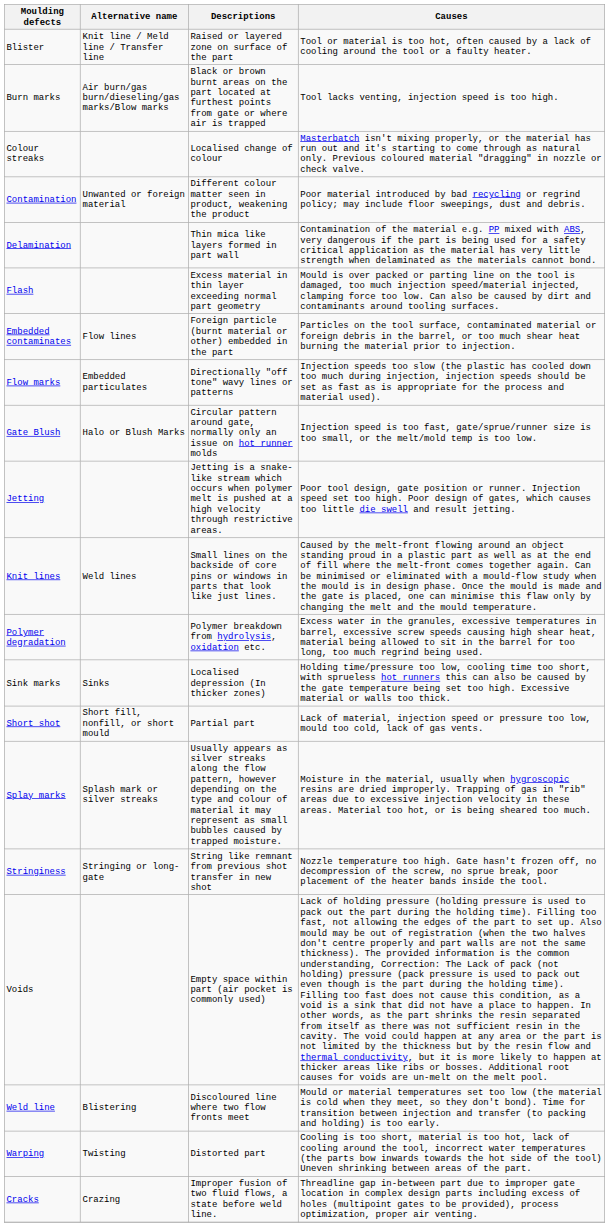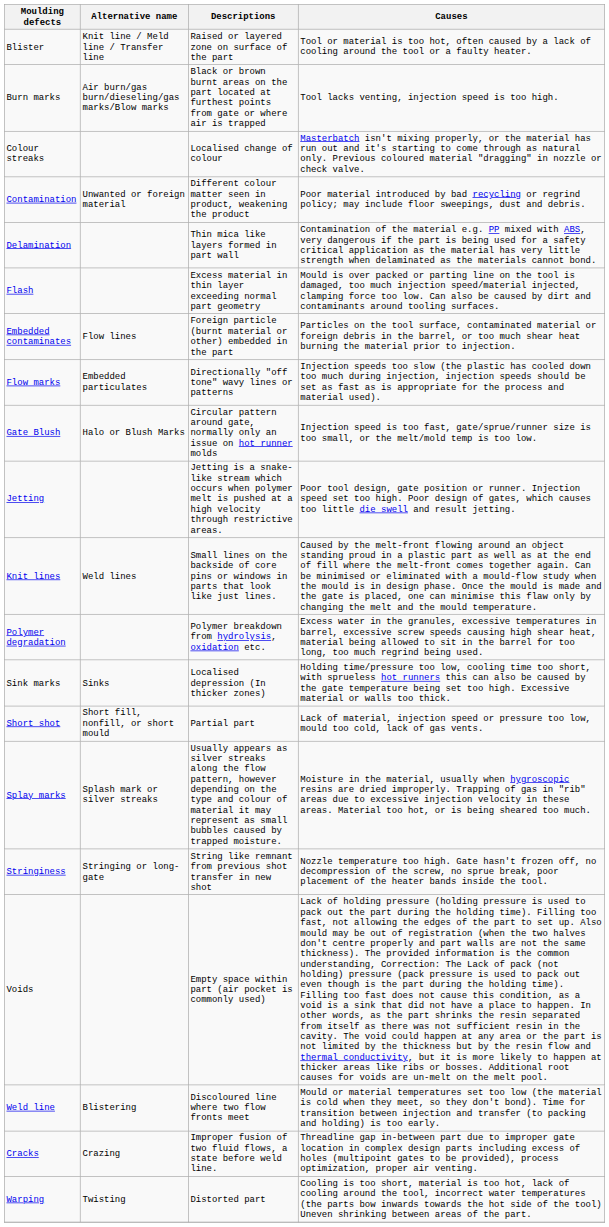rows swapped: (25, 1154) <-> (23, 1199)
